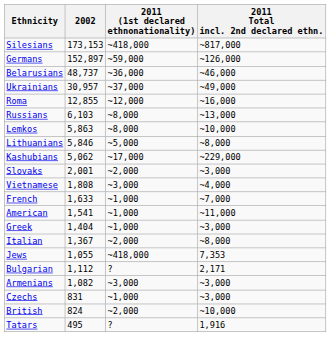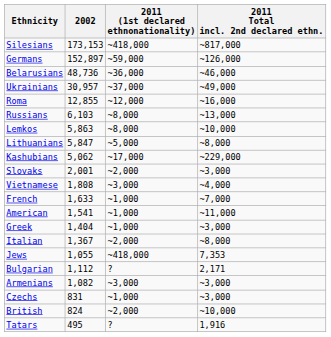(83, 73) 48,737 -> (83, 73) 48,736
(80, 143) 5,846 -> (80, 143) 5,847
